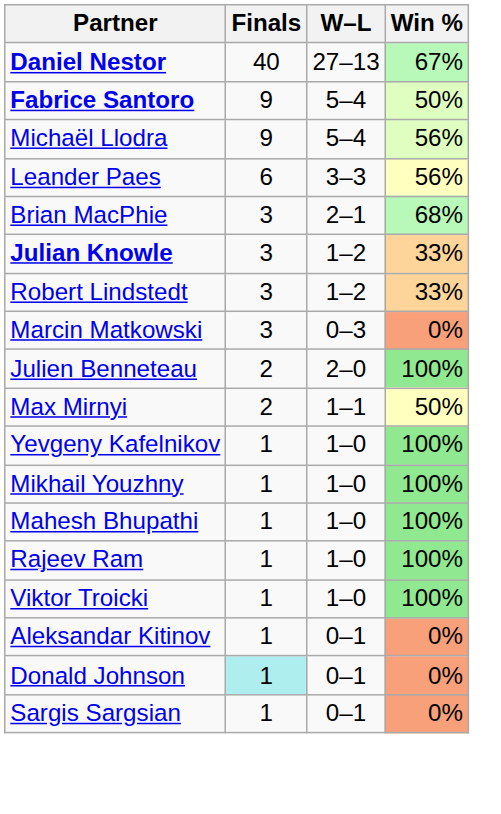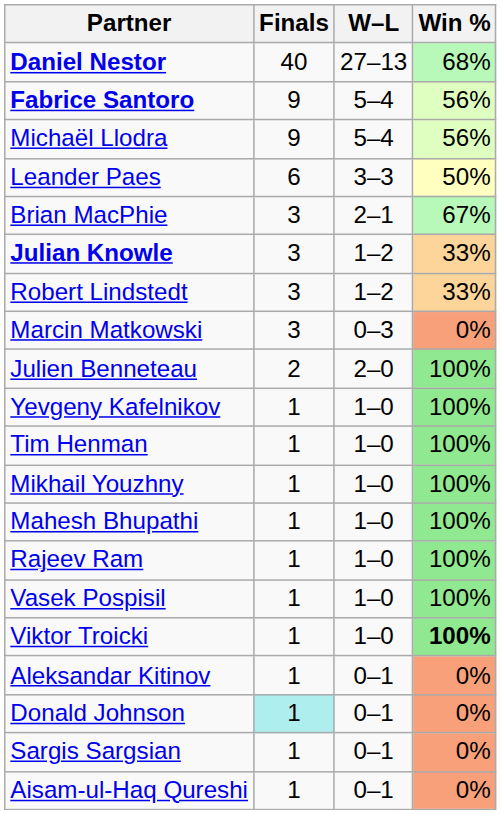(439, 61) 67% -> (466, 61) 68%
(439, 100) 50% -> (466, 100) 56%
(439, 176) 56% -> (466, 176) 50%
(439, 215) 68% -> (466, 215) 67%
- row: (69, 406)
+ row: (79, 445)
+ row: (88, 598)
(432, 598) normal -> (460, 636) bold
+ row: (129, 789)
